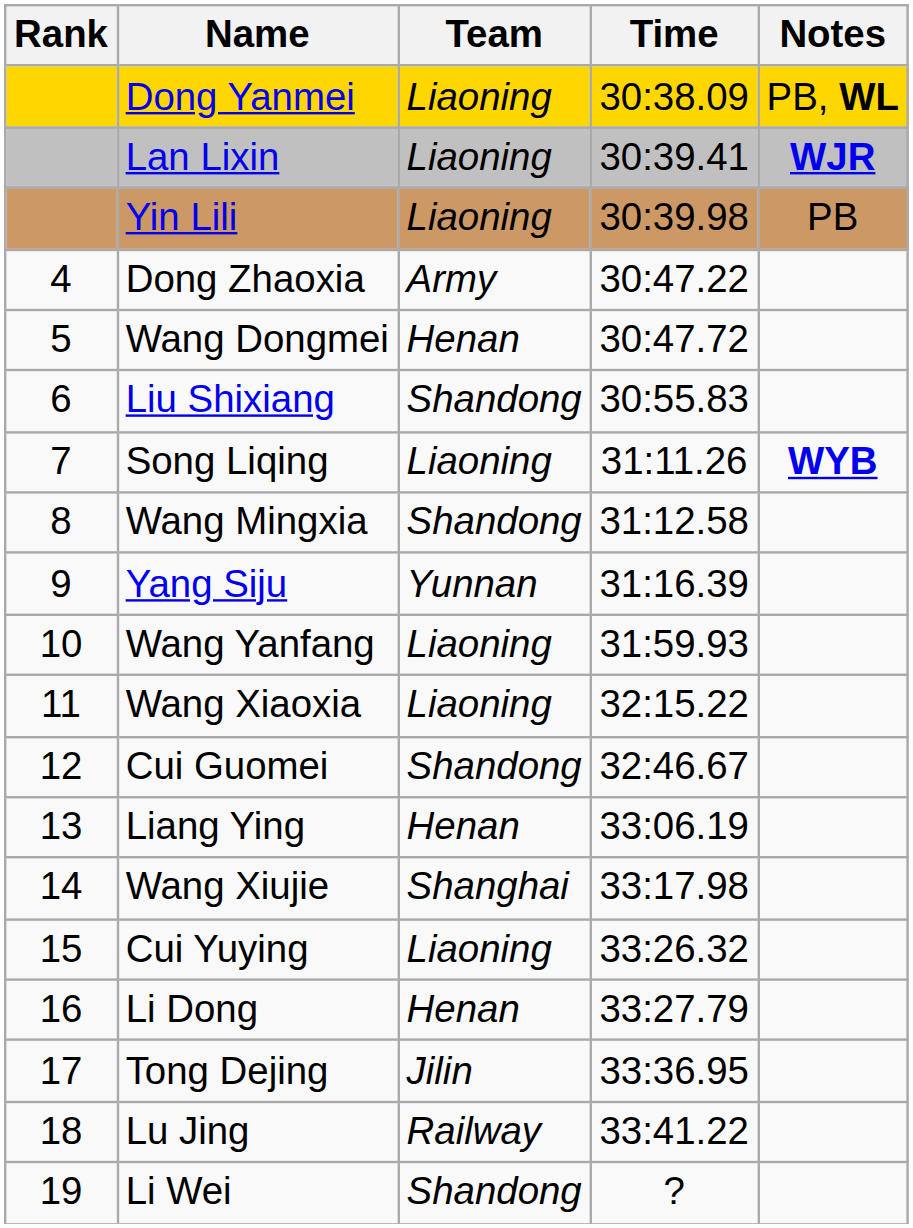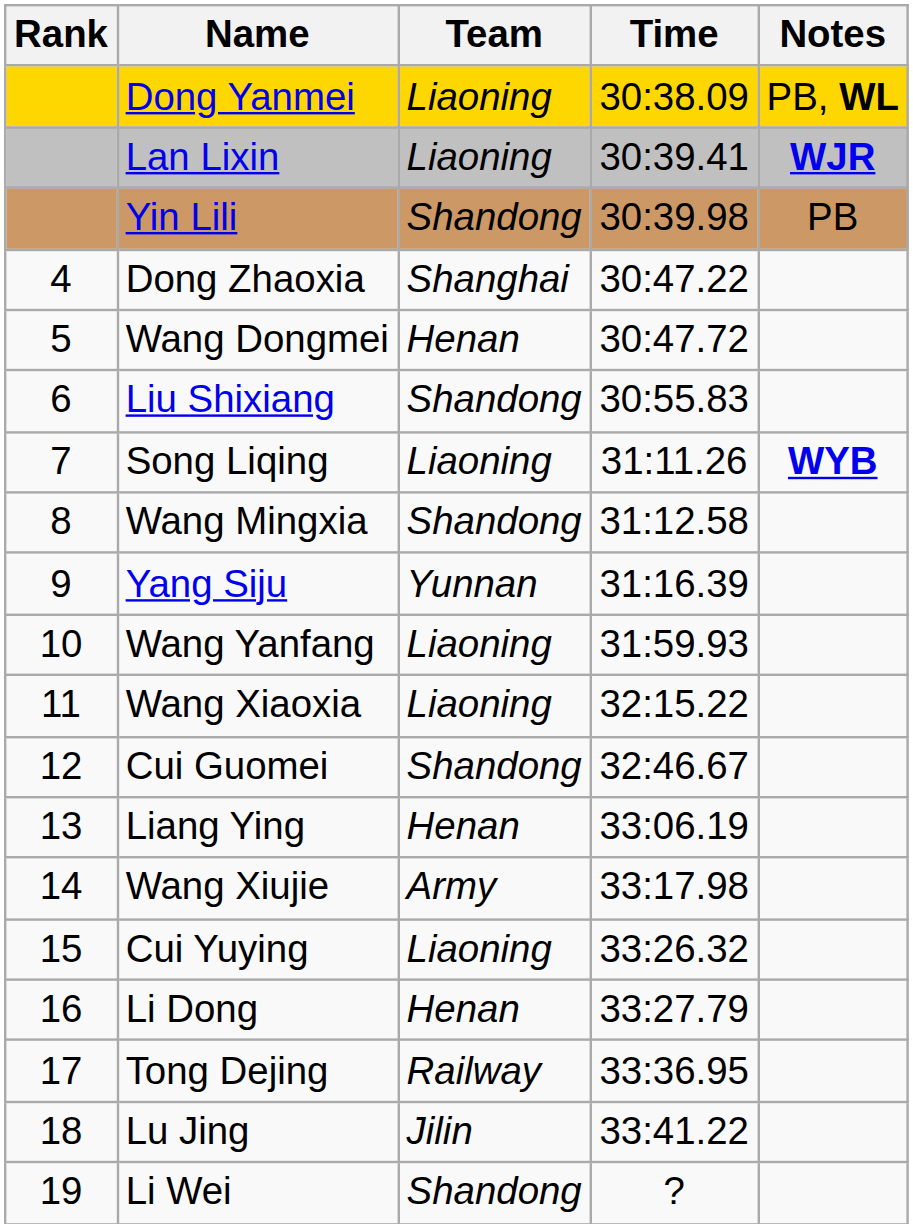(479, 217) Liaoning -> (494, 217) Shandong
(451, 278) Army -> (488, 278) Shanghai
(488, 887) Shanghai -> (451, 887) Army
(440, 1070) Jilin -> (474, 1070) Railway
(474, 1131) Railway -> (440, 1131) Jilin
